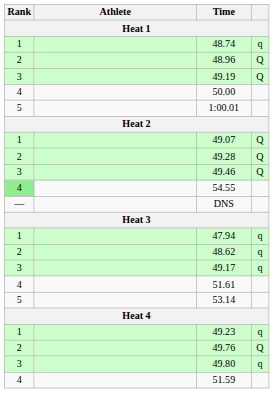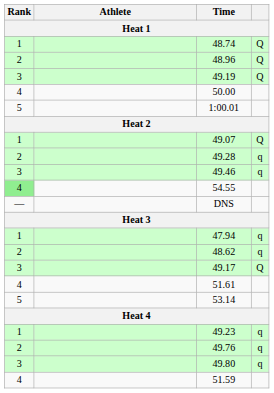(260, 44) q -> (260, 44) Q
(260, 156) Q -> (260, 156) q
(260, 172) Q -> (260, 172) q
(260, 268) q -> (260, 268) Q
(260, 348) Q -> (260, 348) q
